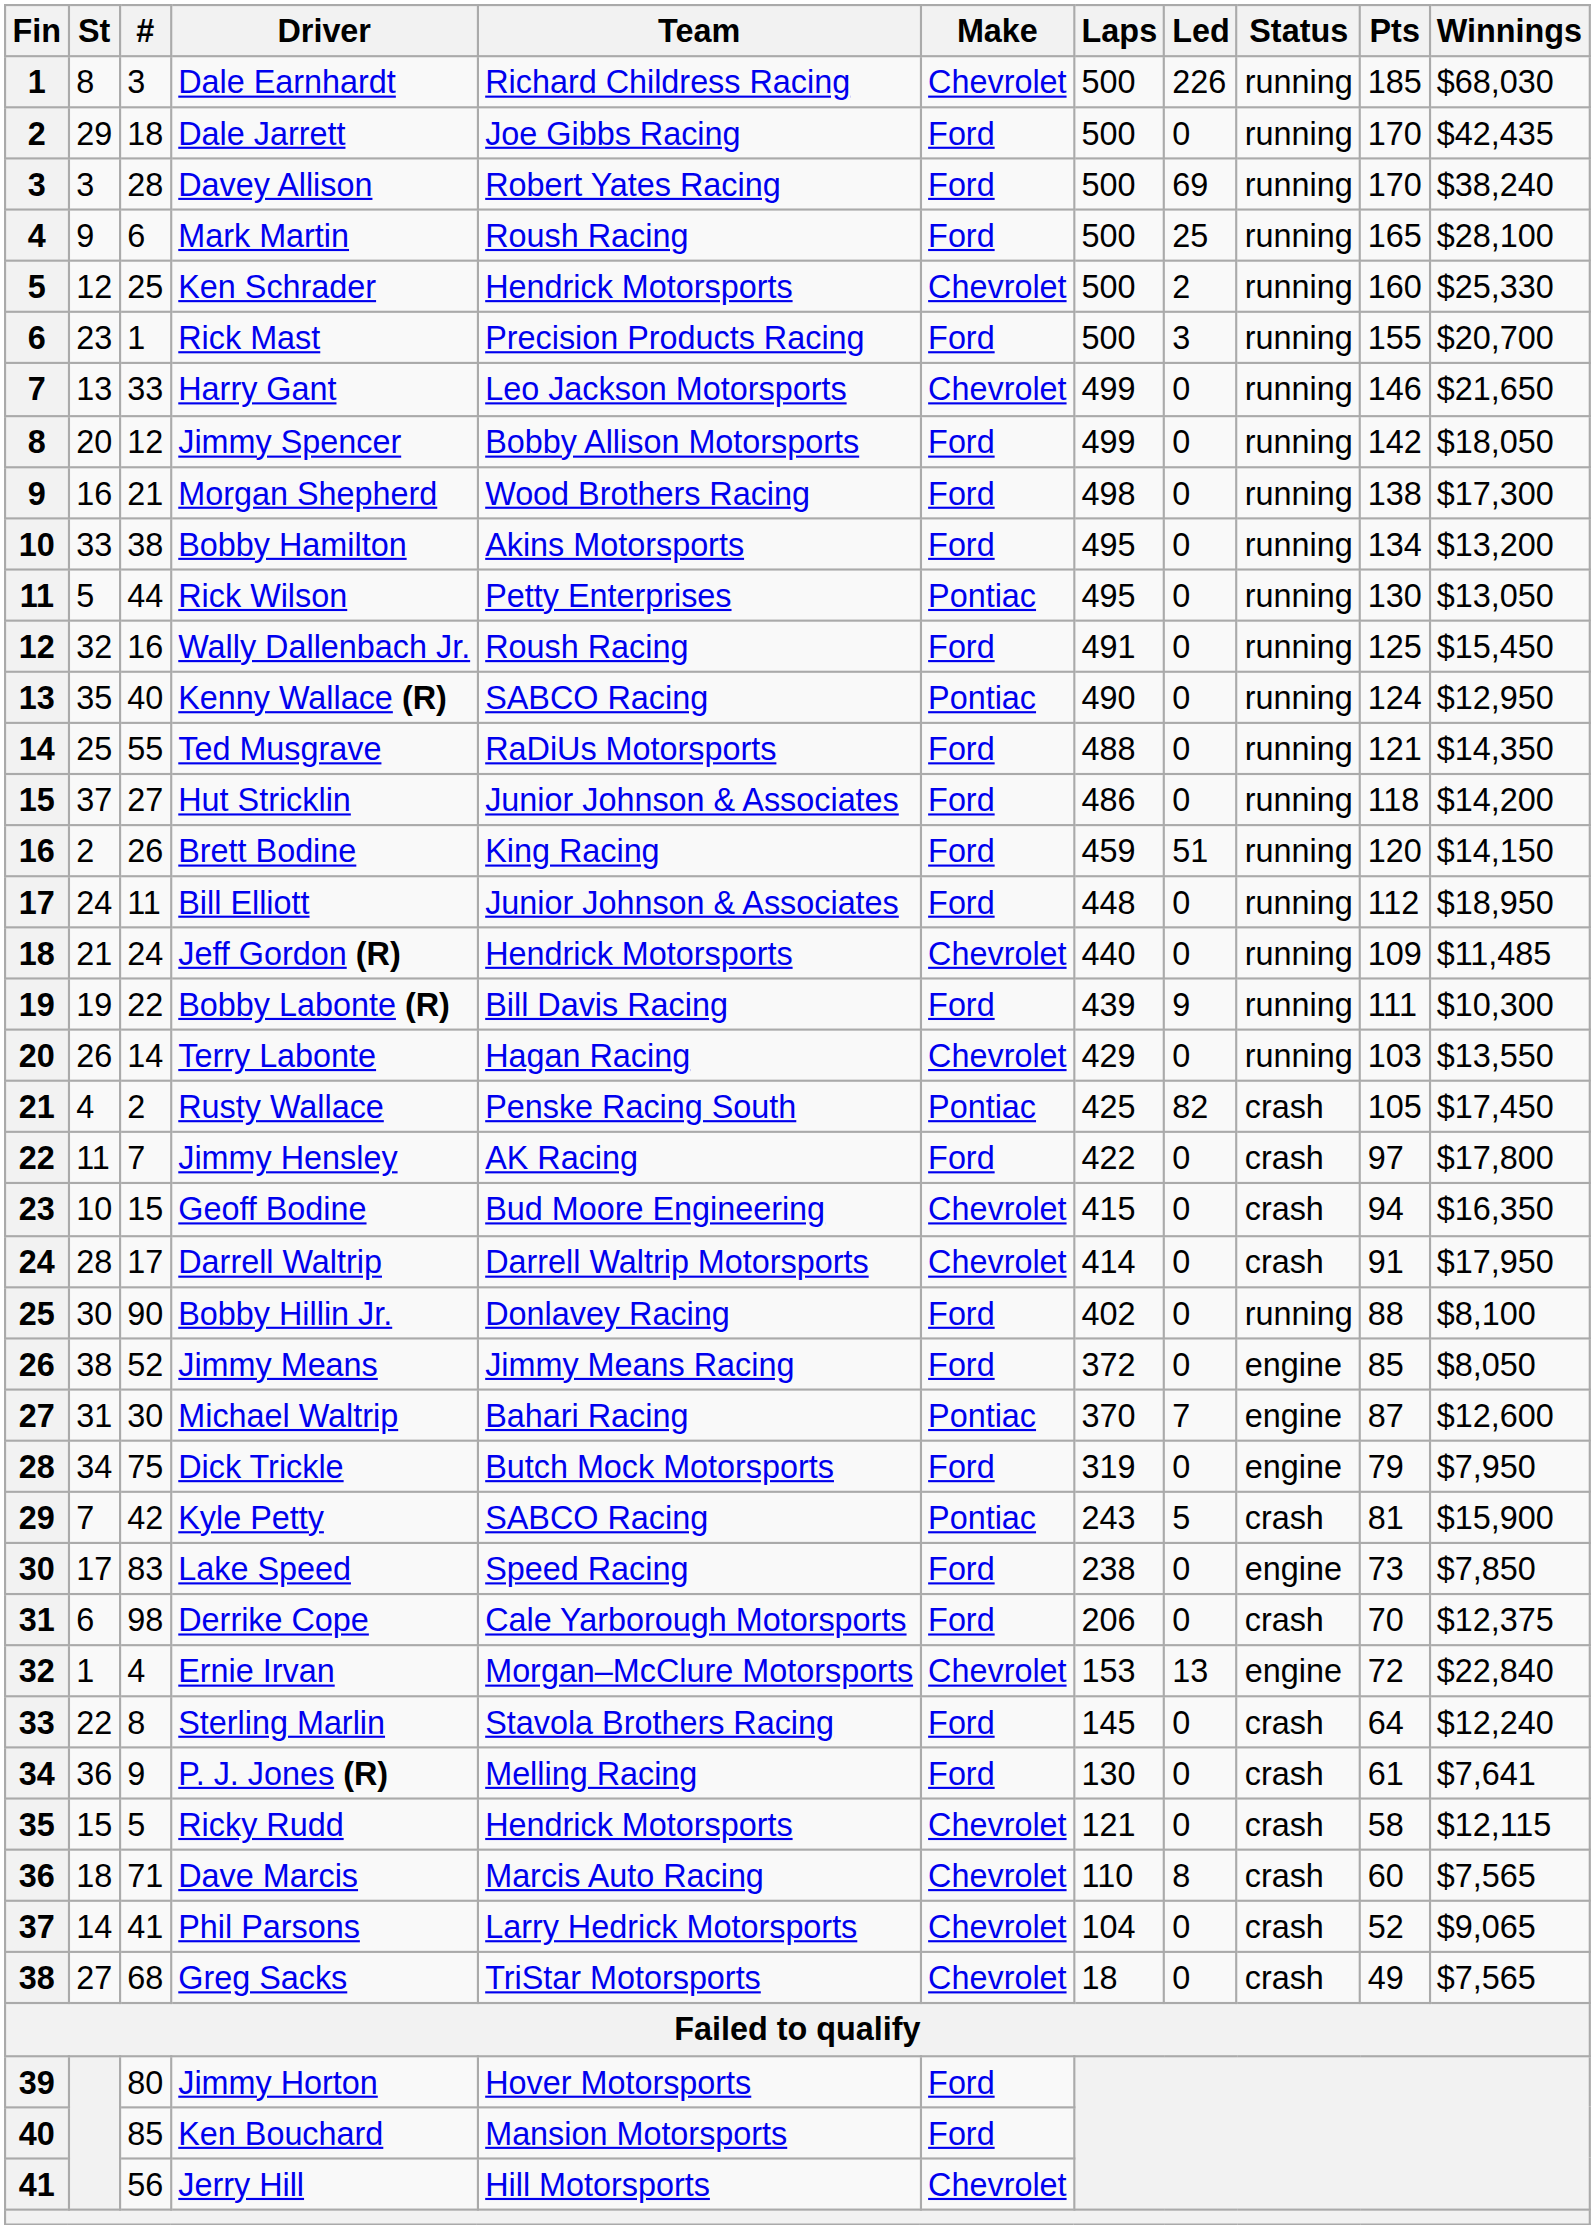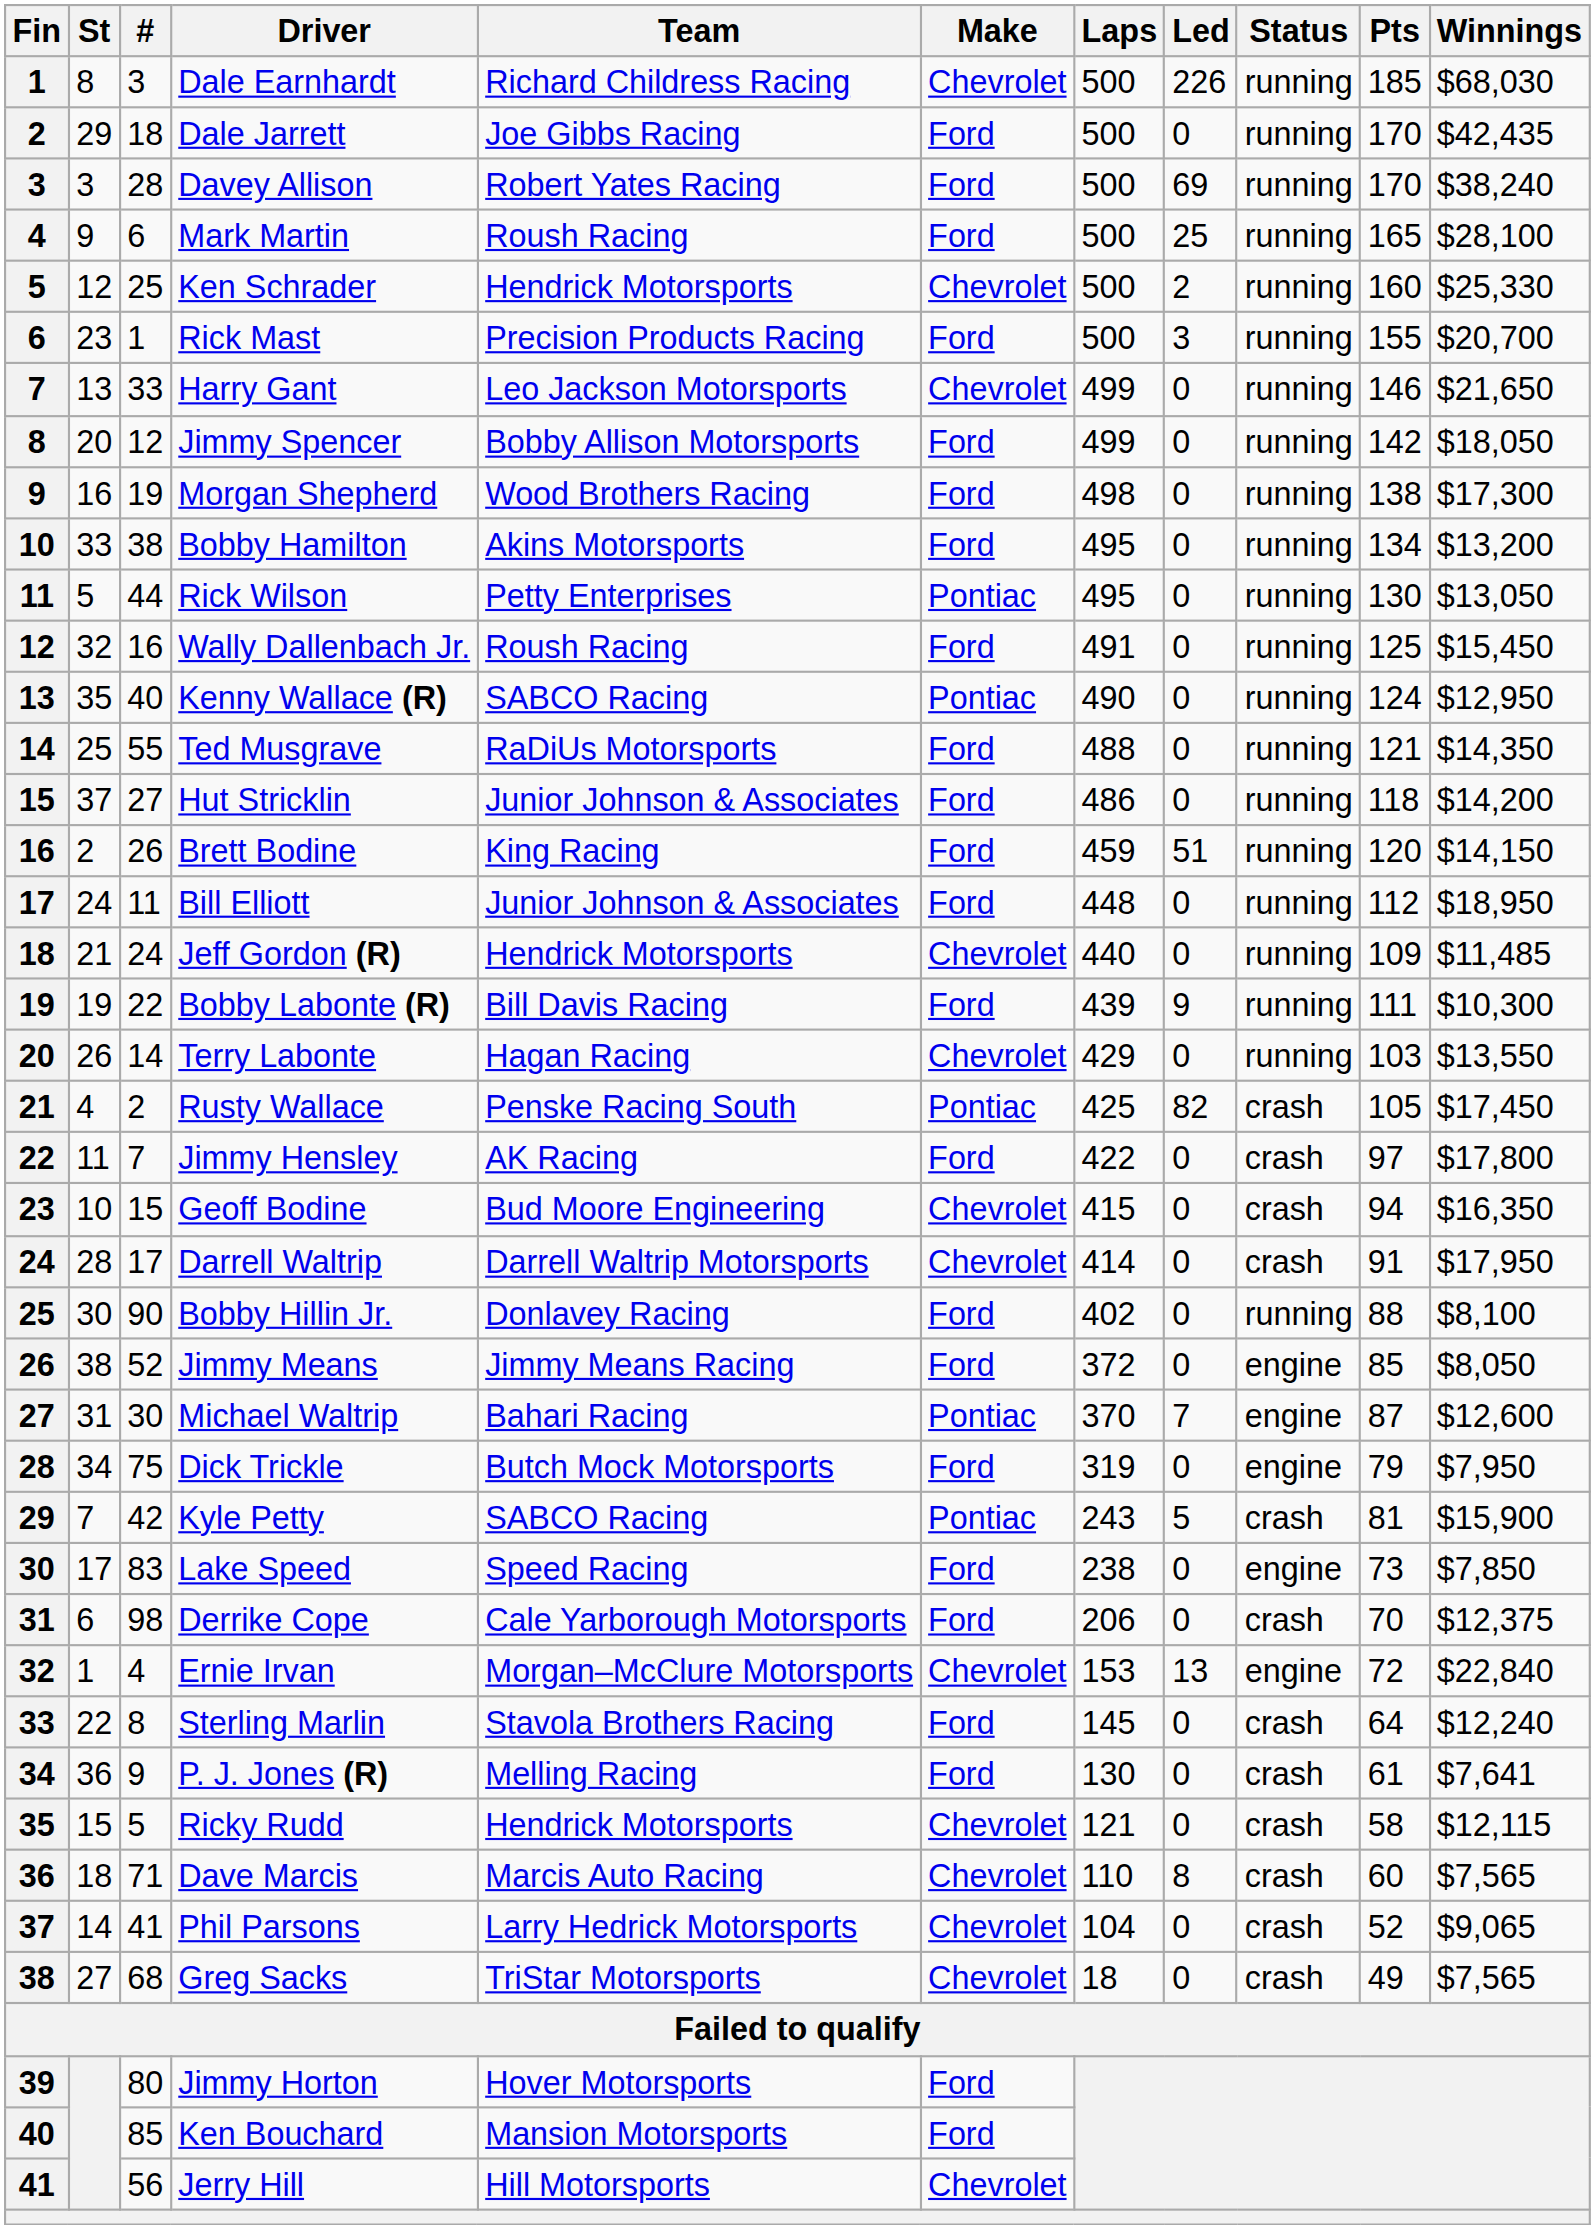(145, 492) 21 -> (145, 492) 19
